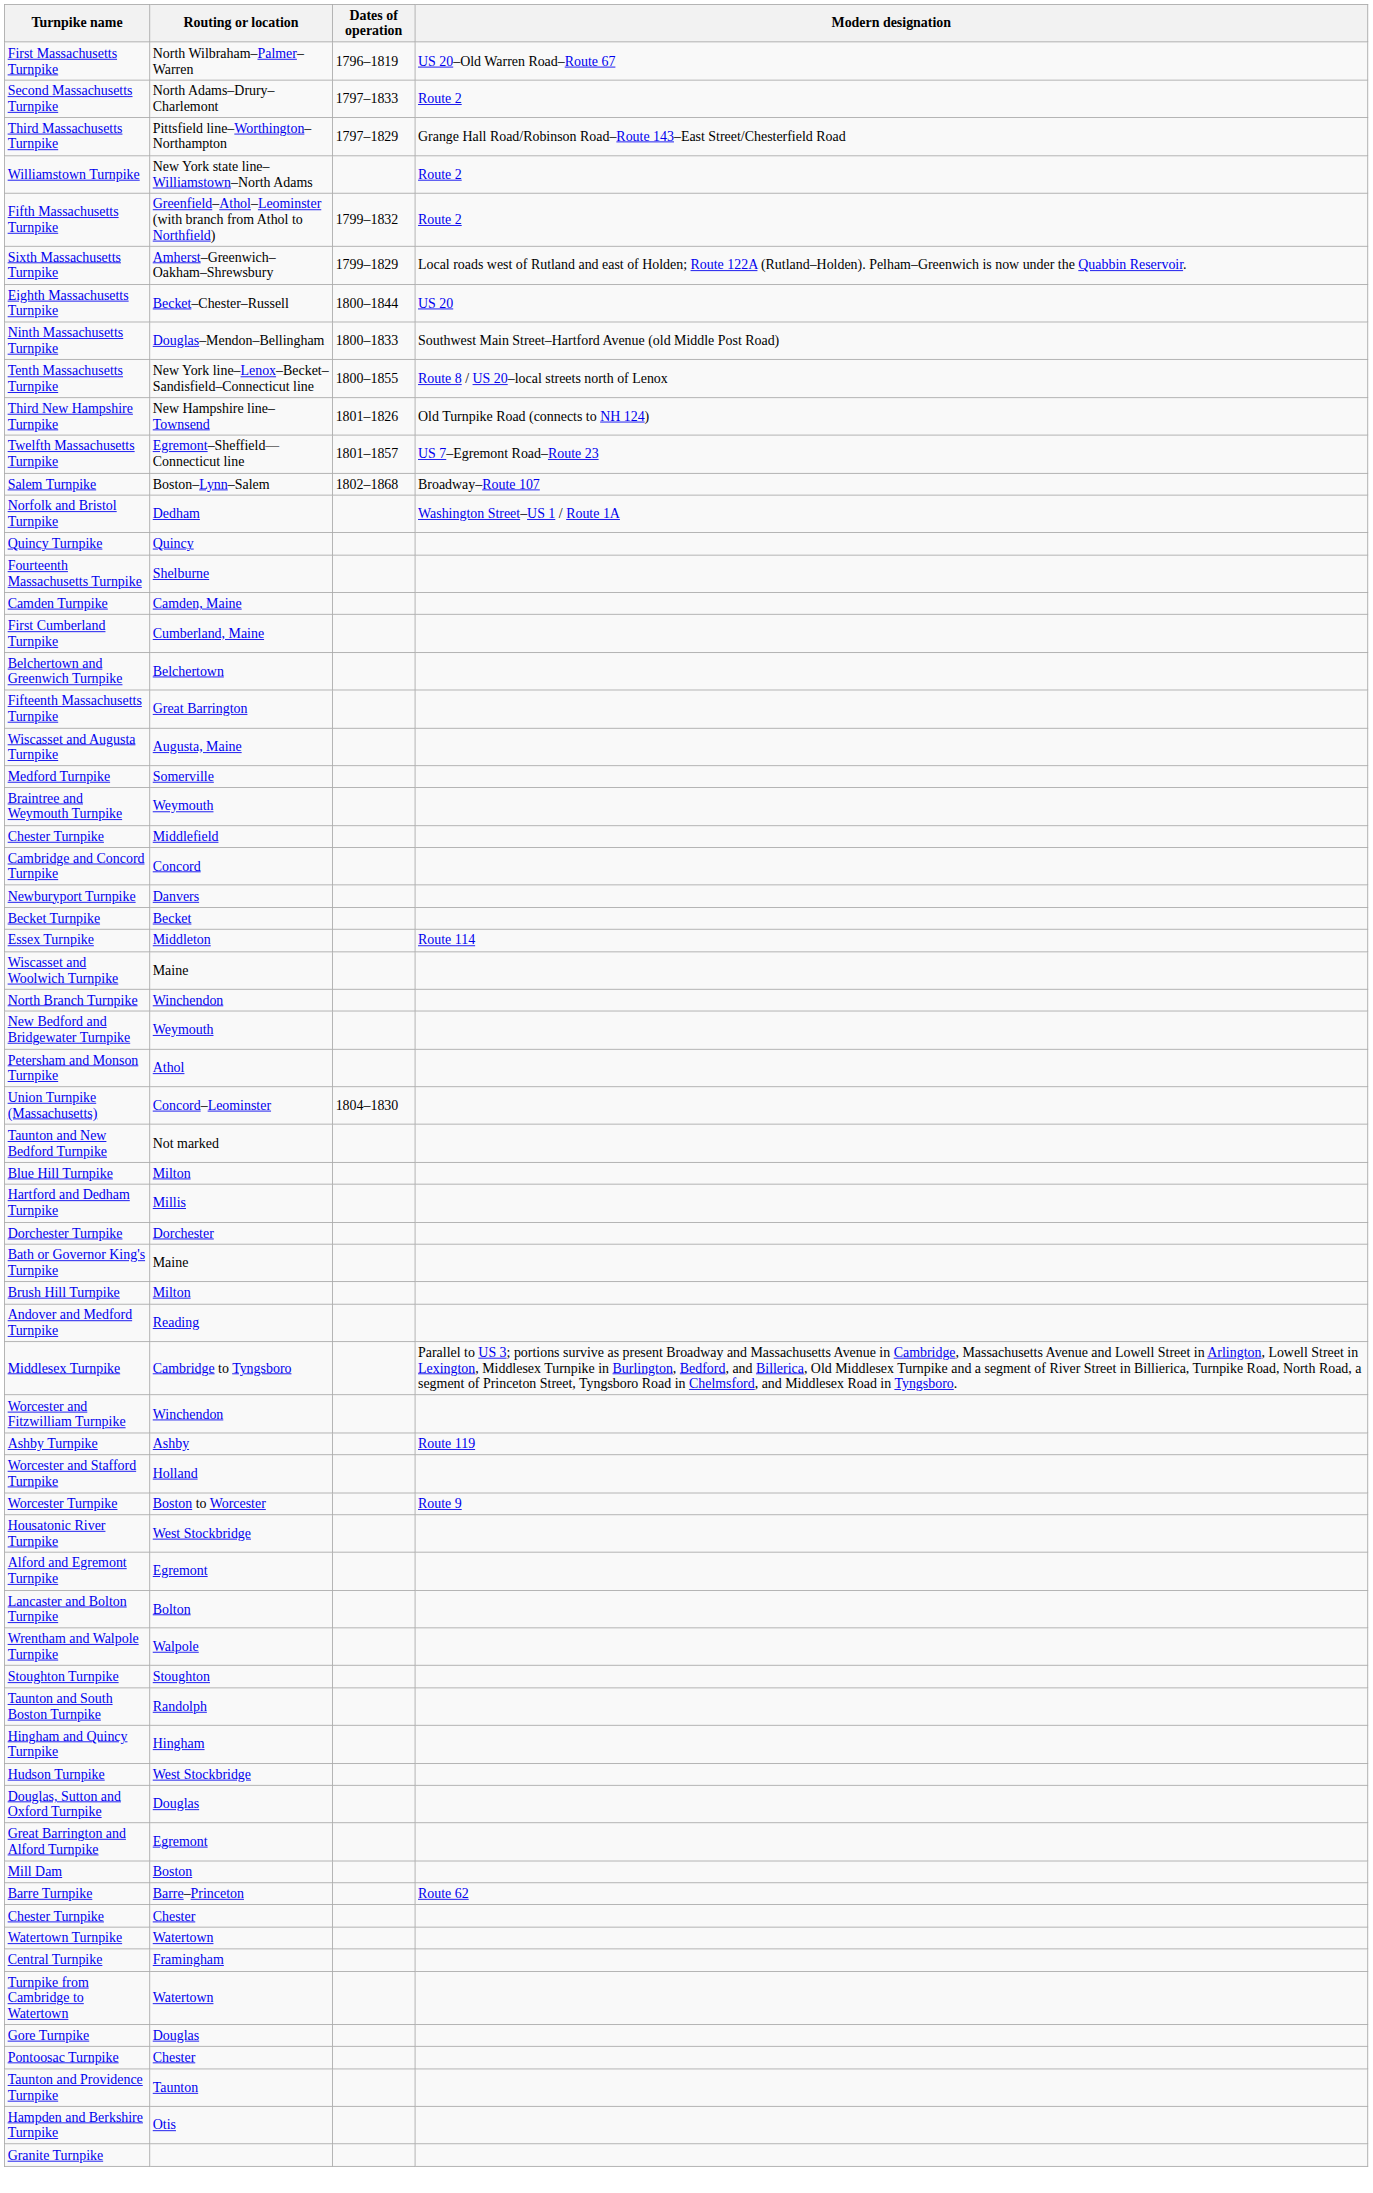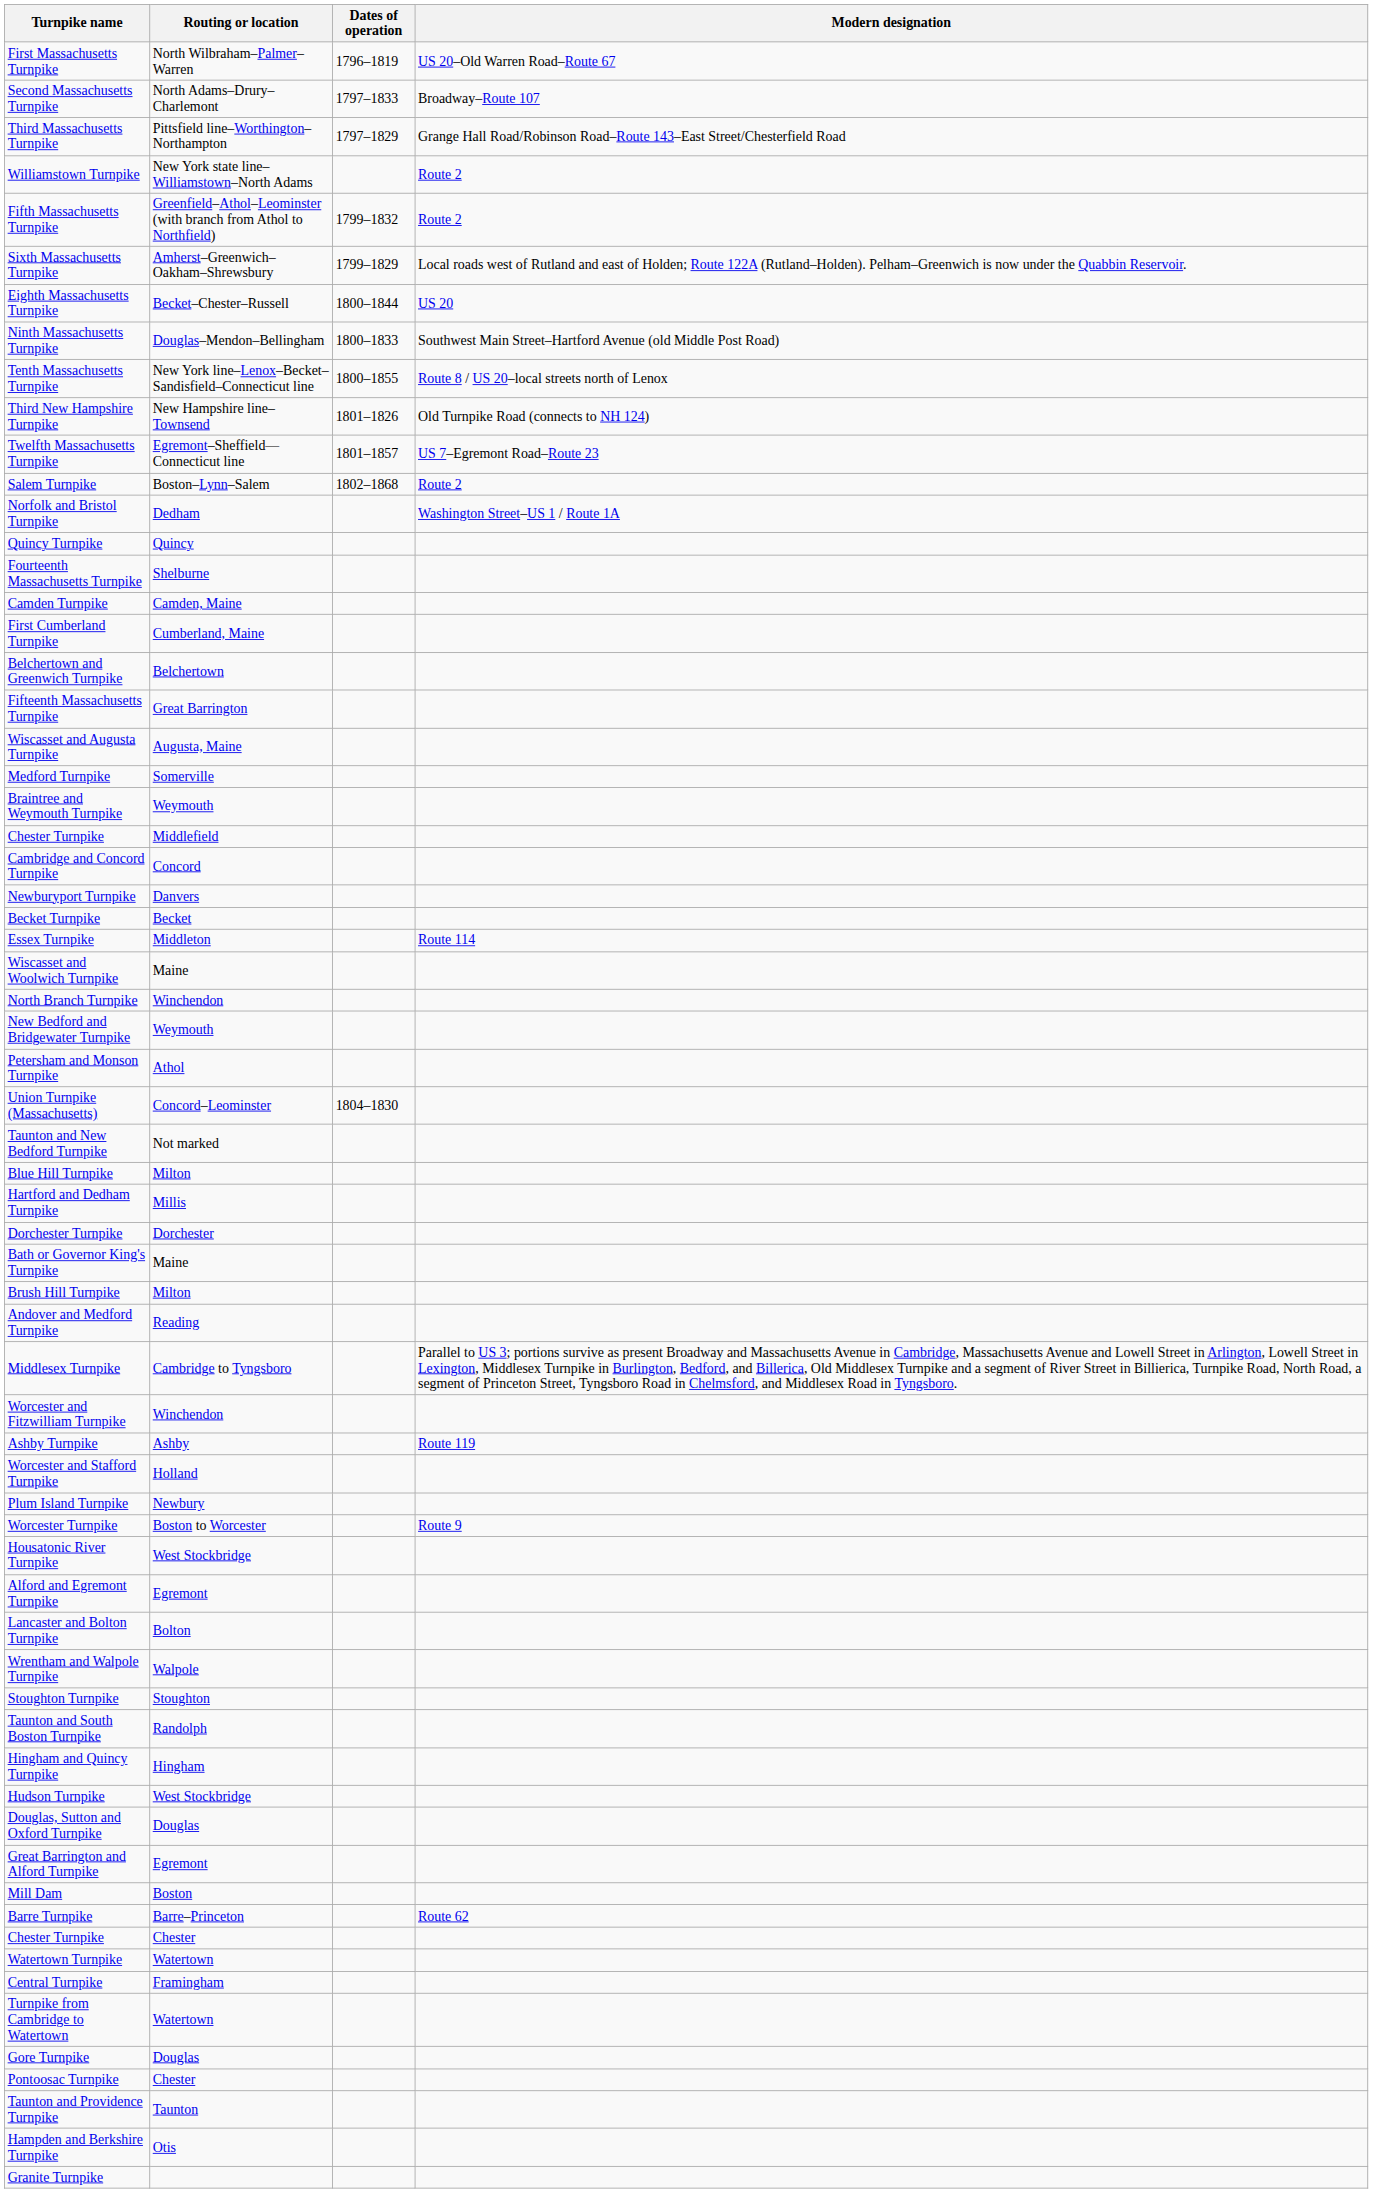(440, 98) Route 2 -> (479, 98) Broadway–Route 107
(479, 484) Broadway–Route 107 -> (440, 484) Route 2
+ row: (68, 1503)
